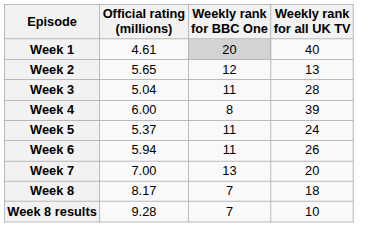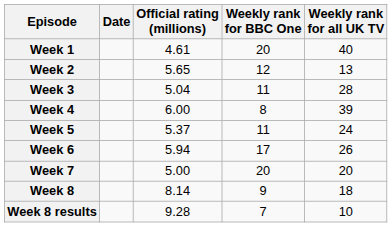+ column: (117, 21)
(229, 49) lightgrey background -> (263, 49) no background
(229, 150) 11 -> (263, 150) 17
(144, 171) 7.00 -> (178, 171) 5.00
(229, 171) 13 -> (263, 171) 20
(144, 191) 8.17 -> (178, 191) 8.14
(229, 191) 7 -> (263, 191) 9
